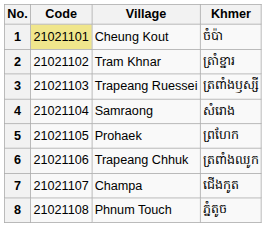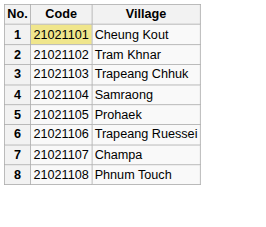- column: (231, 14)
(146, 86) Trapeang Ruessei -> (141, 74) Trapeang Chhuk
(141, 160) Trapeang Chhuk -> (146, 134) Trapeang Ruessei
